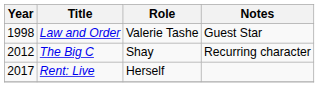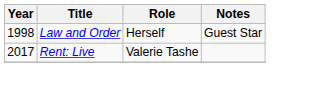(162, 33) Valerie Tashe -> (145, 33) Herself
- row: (67, 52)
(145, 71) Herself -> (162, 52) Valerie Tashe
